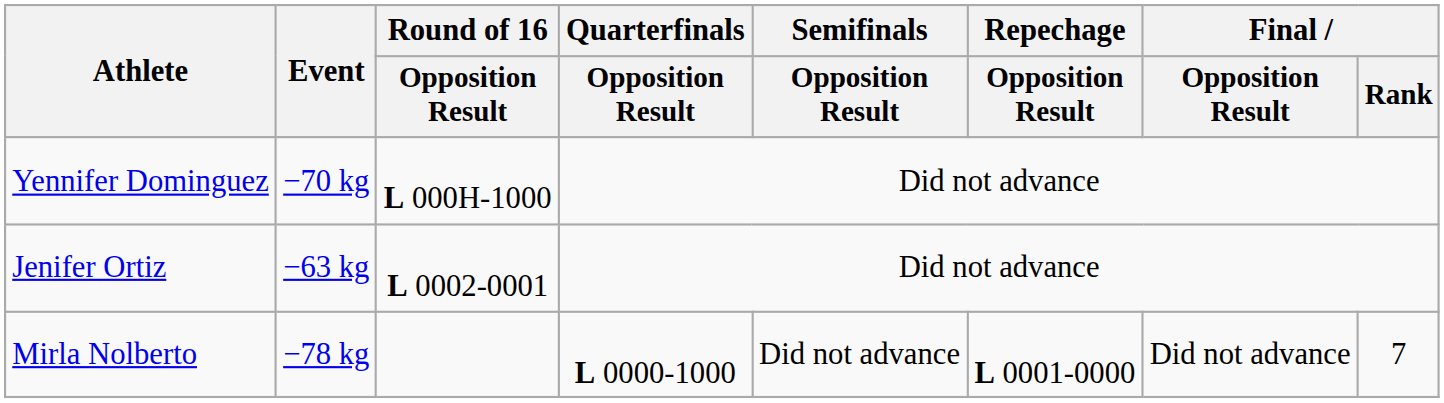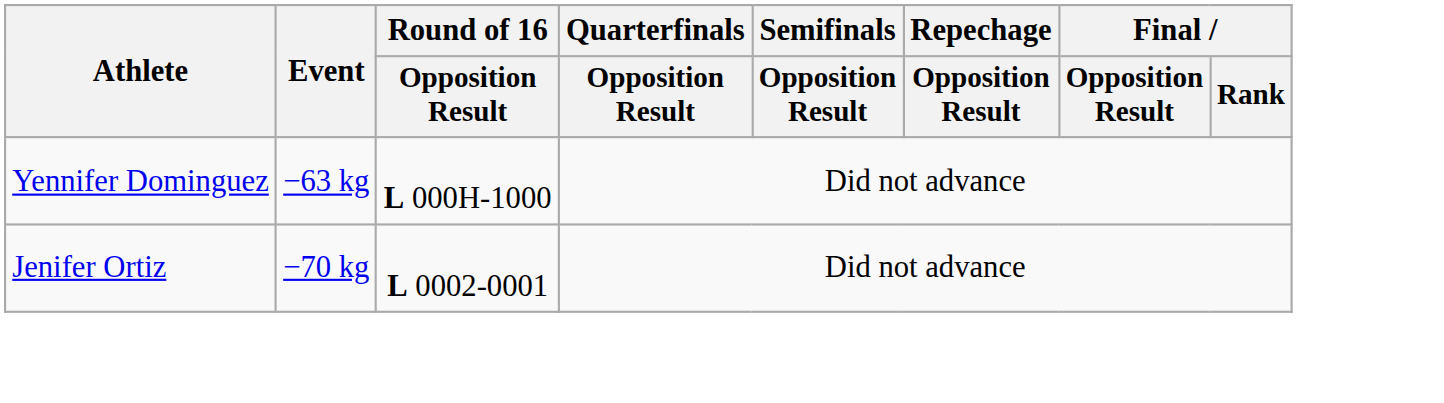(326, 180) −70 kg -> (326, 180) −63 kg
(326, 267) −63 kg -> (326, 267) −70 kg
- row: (105, 354)
